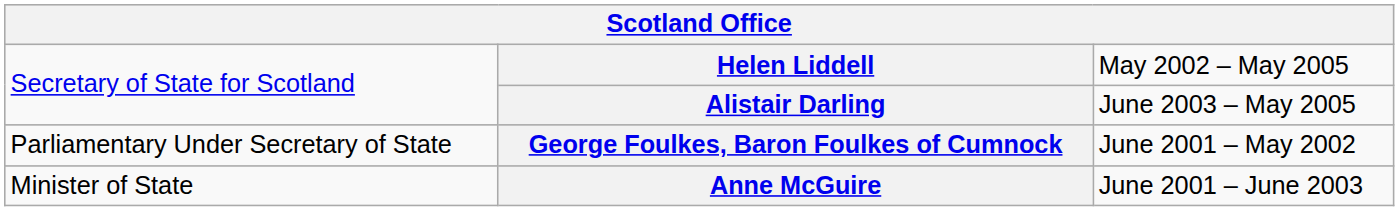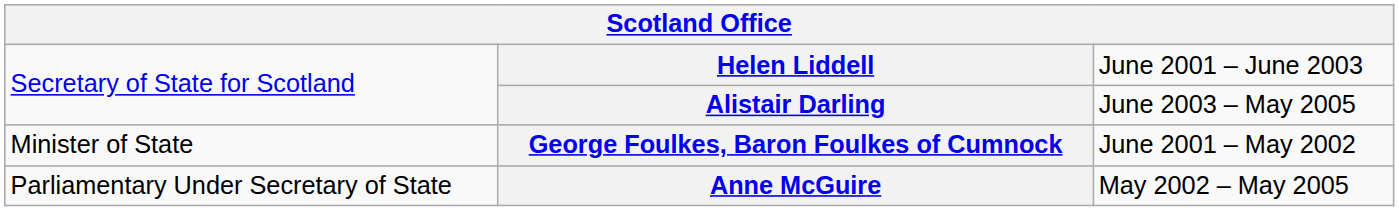(1224, 64) May 2002 – May 2005 -> (1231, 64) June 2001 – June 2003
(231, 144) Parliamentary Under Secretary of State -> (102, 144) Minister of State
(102, 184) Minister of State -> (231, 184) Parliamentary Under Secretary of State
(1231, 184) June 2001 – June 2003 -> (1224, 184) May 2002 – May 2005
